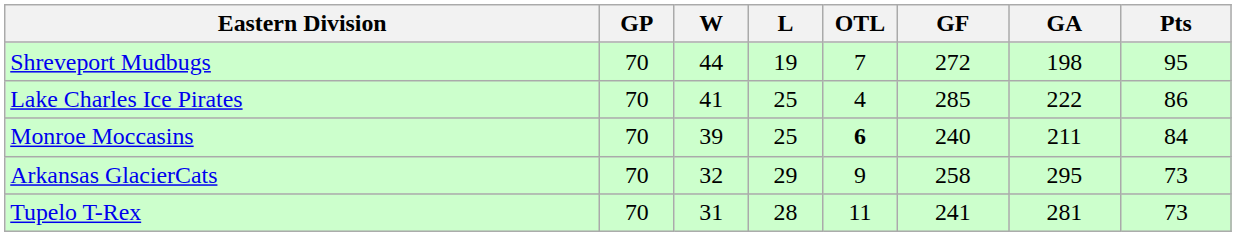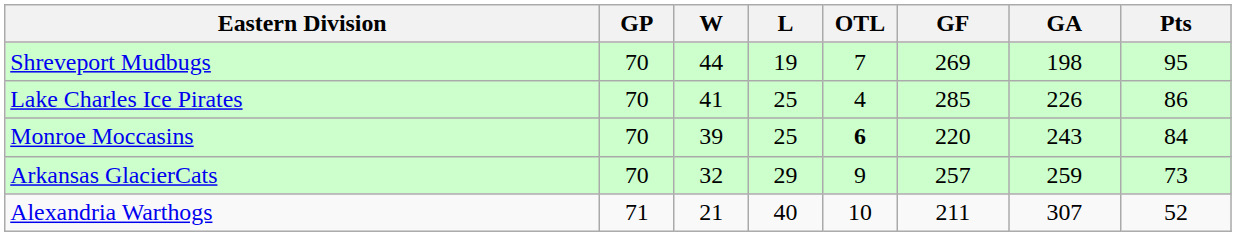(953, 61) 272 -> (953, 61) 269
(1064, 99) 222 -> (1064, 99) 226
(953, 136) 240 -> (953, 136) 220
(1064, 136) 211 -> (1064, 136) 243
(953, 174) 258 -> (953, 174) 257
(1064, 174) 295 -> (1064, 174) 259
- row: (76, 212)
+ row: (111, 212)
